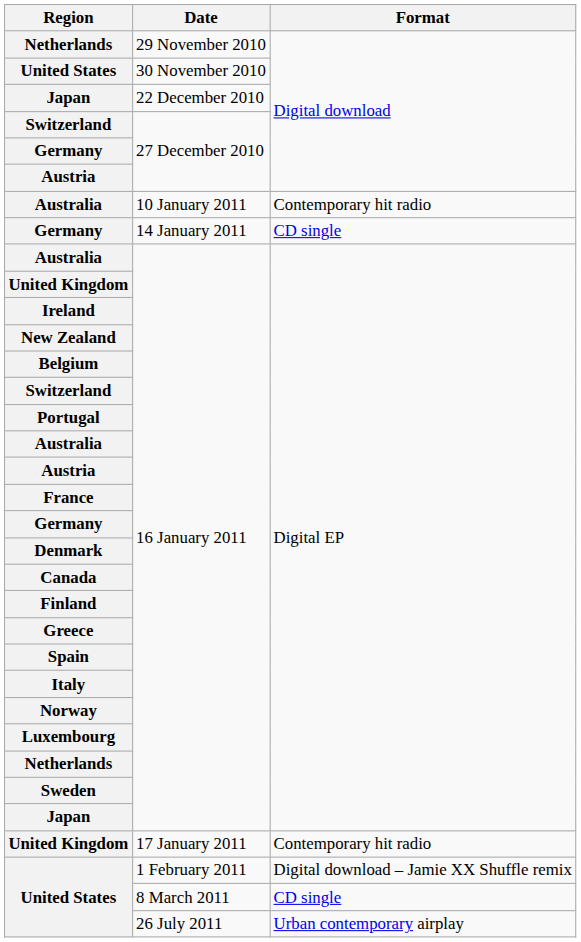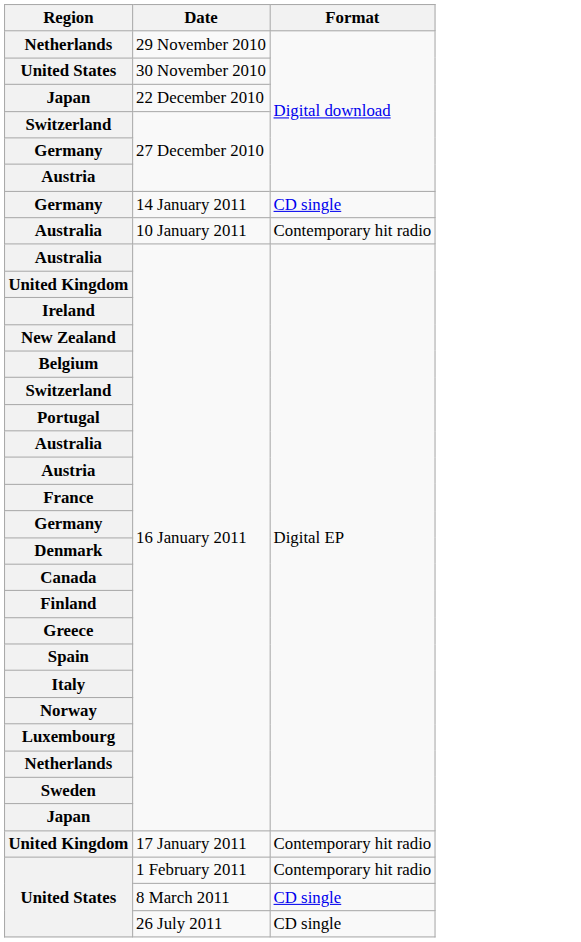rows swapped: (68, 204) <-> (68, 230)
(423, 870) Digital download – Jamie XX Shuffle remix -> (352, 870) Contemporary hit radio
(369, 923) Urban contemporary airplay -> (307, 923) CD single
